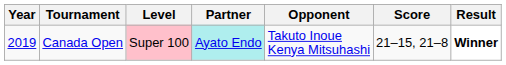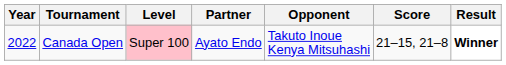(22, 43) 2019 -> (22, 43) 2022
(228, 43) paleturquoise background -> (228, 43) no background
